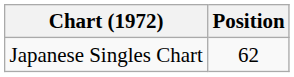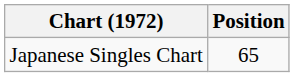(249, 54) 62 -> (249, 54) 65
